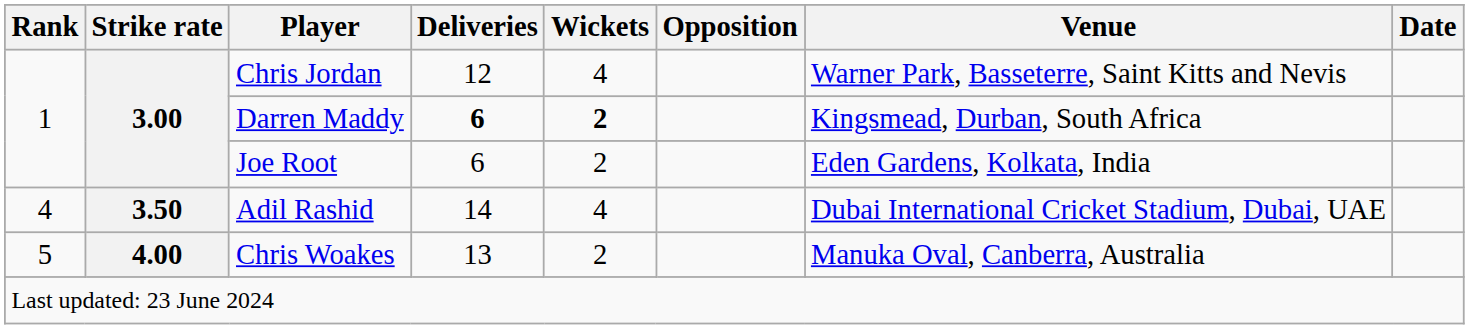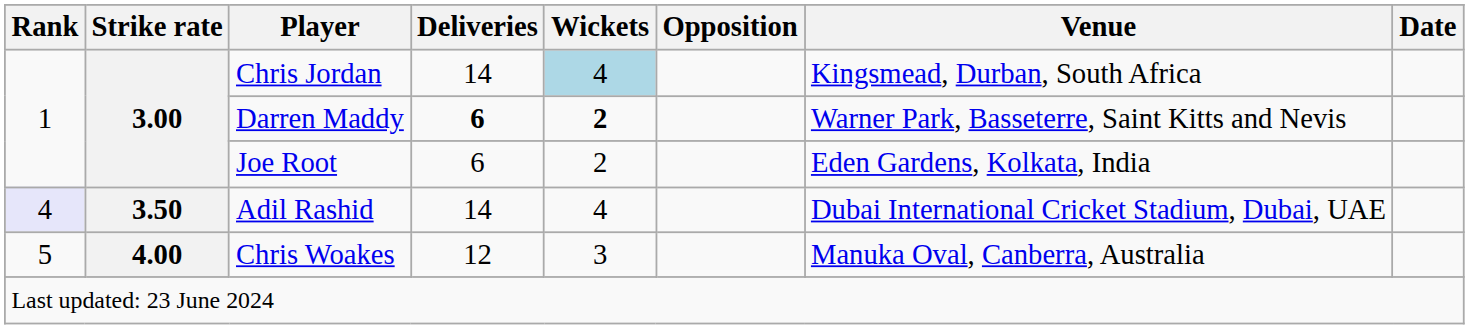(477, 72) 12 -> (477, 72) 14
(600, 72) no background -> (600, 72) lightblue background
(1079, 72) Warner Park, Basseterre, Saint Kitts and Nevis -> (1006, 72) Kingsmead, Durban, South Africa
(1006, 118) Kingsmead, Durban, South Africa -> (1079, 118) Warner Park, Basseterre, Saint Kitts and Nevis
(45, 208) no background -> (45, 208) lavender background
(477, 254) 13 -> (477, 254) 12
(600, 254) 2 -> (600, 254) 3
